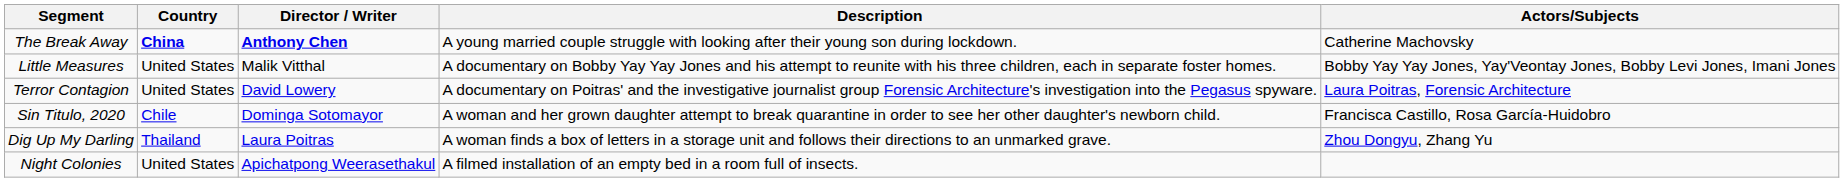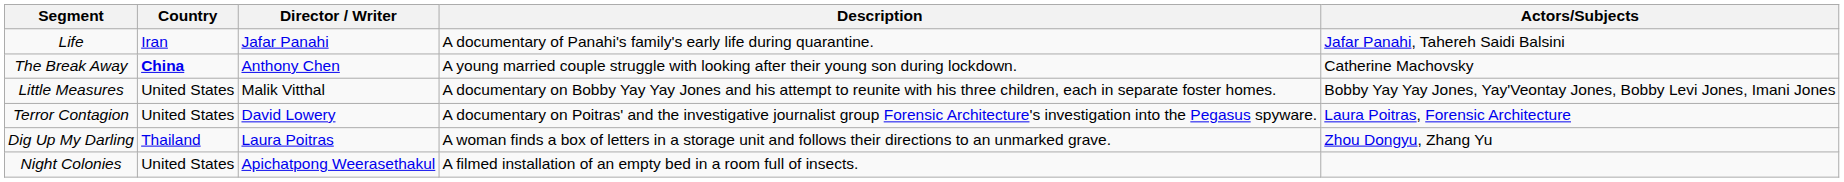+ row: (71, 41)
(294, 41) bold -> (291, 66) normal
- row: (71, 115)
